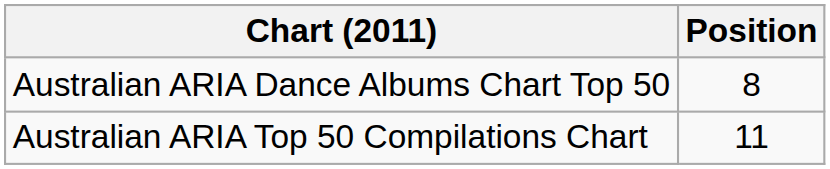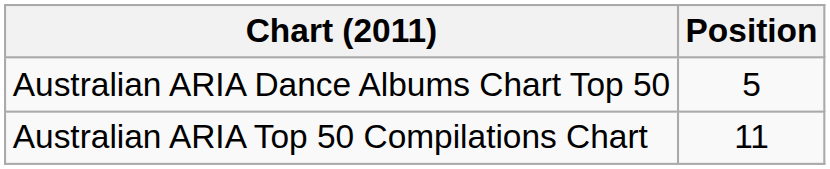(752, 84) 8 -> (752, 84) 5
